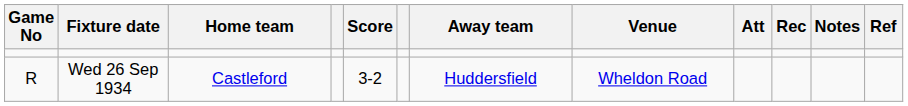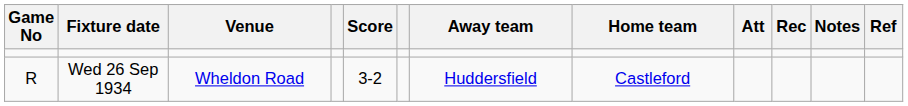columns swapped: (250, 26) <-> (653, 26)
